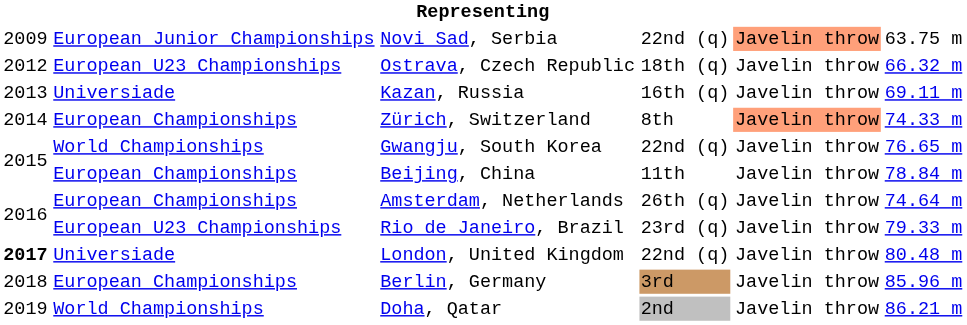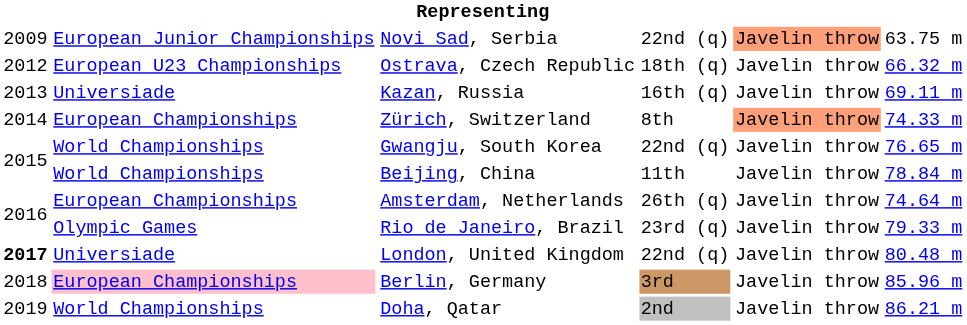(175, 174) European Championships -> (159, 174) World Championships
(197, 228) European U23 Championships -> (125, 228) Olympic Games
(175, 282) no background -> (175, 282) pink background
